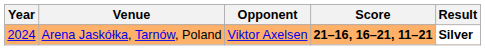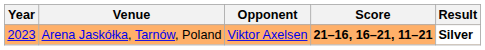(21, 35) 2024 -> (21, 35) 2023
